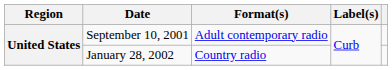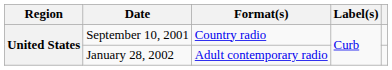(261, 34) Adult contemporary radio -> (231, 34) Country radio
(231, 55) Country radio -> (261, 55) Adult contemporary radio
